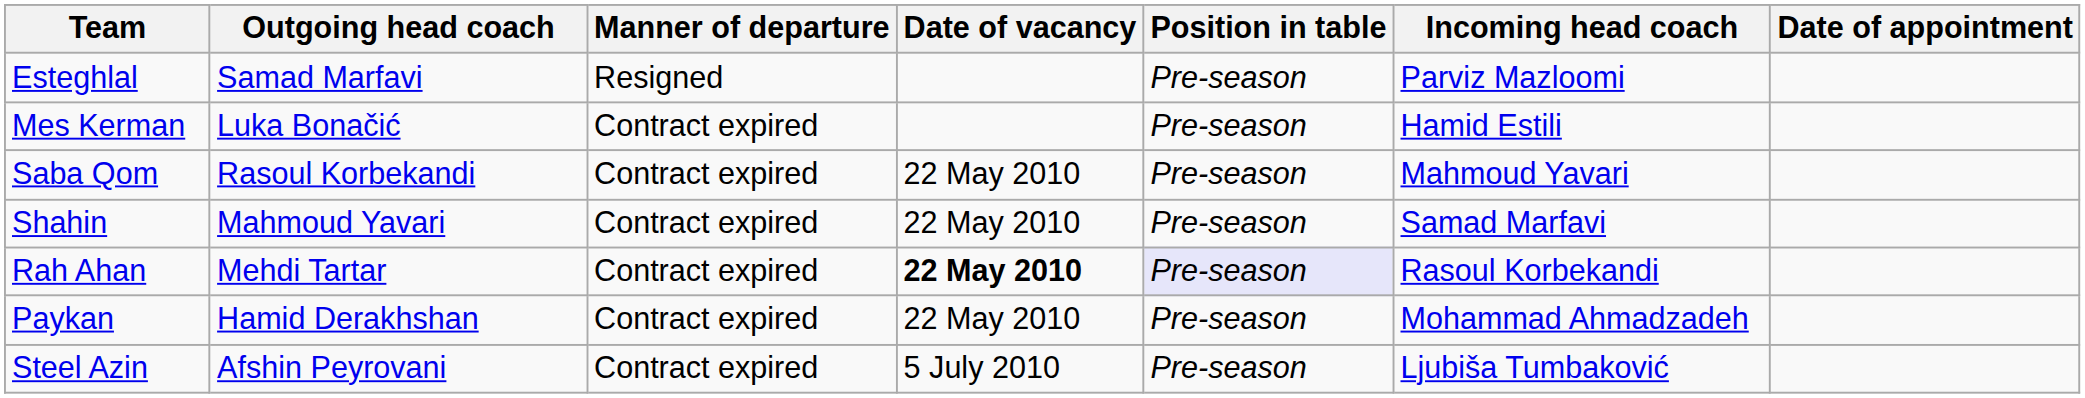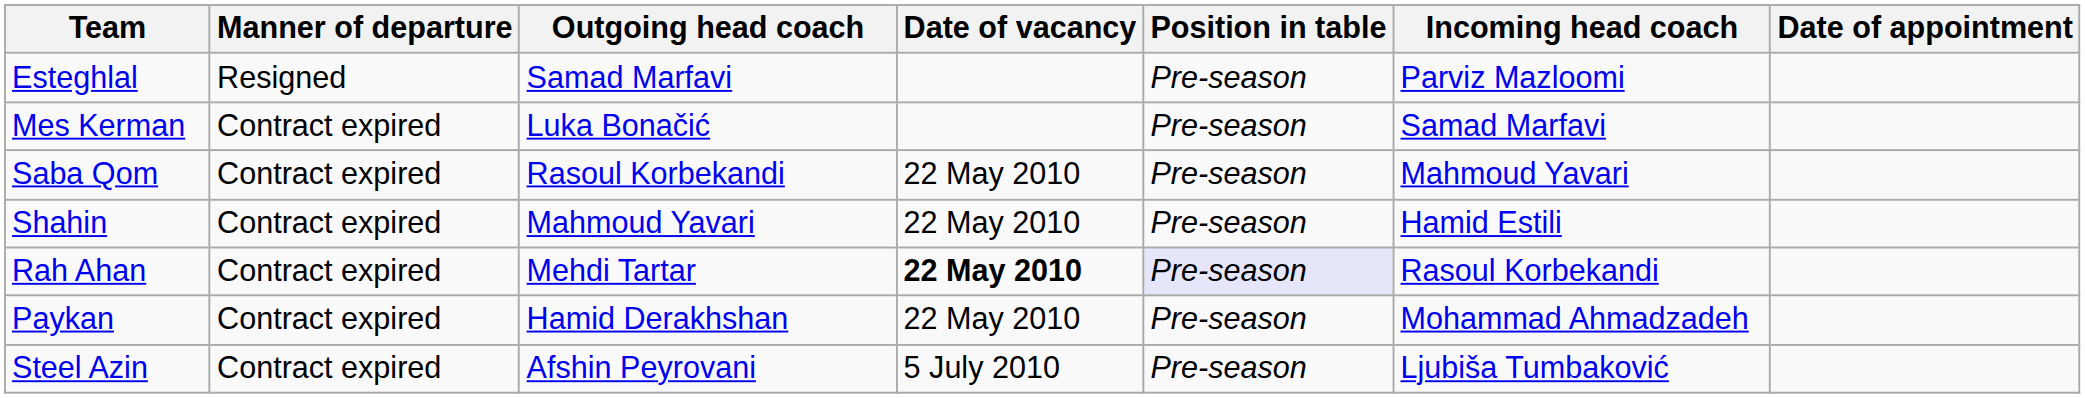columns swapped: (399, 28) <-> (742, 28)
(1481, 125) Hamid Estili -> (1503, 125) Samad Marfavi
(1503, 222) Samad Marfavi -> (1481, 222) Hamid Estili
